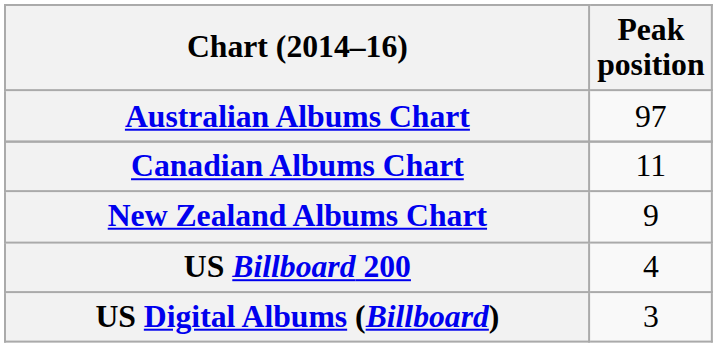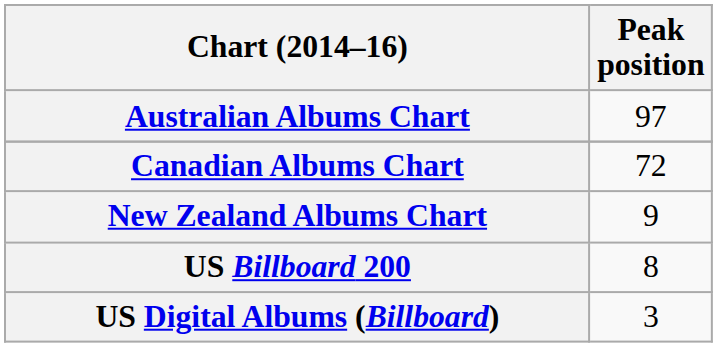(651, 165) 11 -> (651, 165) 72
(651, 266) 4 -> (651, 266) 8
